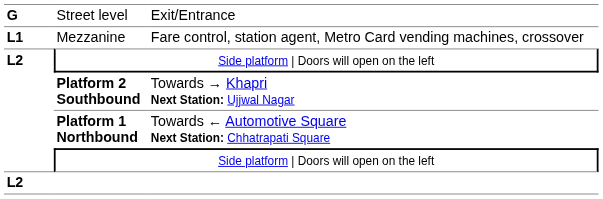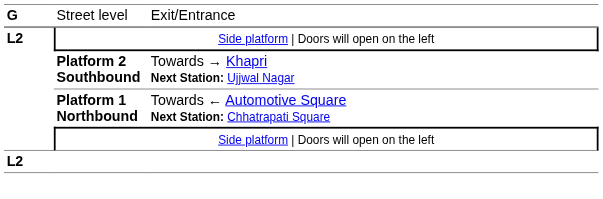- row: (91, 37)
